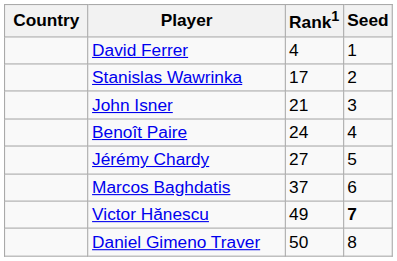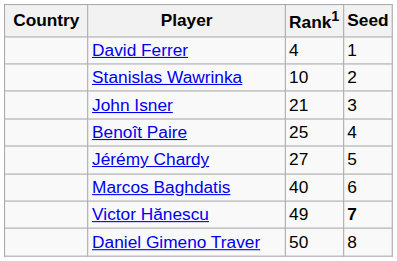(299, 77) 17 -> (299, 77) 10
(299, 132) 24 -> (299, 132) 25
(299, 187) 37 -> (299, 187) 40
